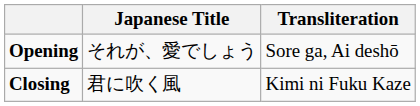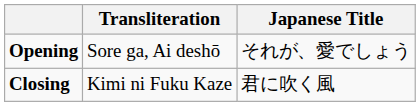columns swapped: (172, 19) <-> (338, 19)
